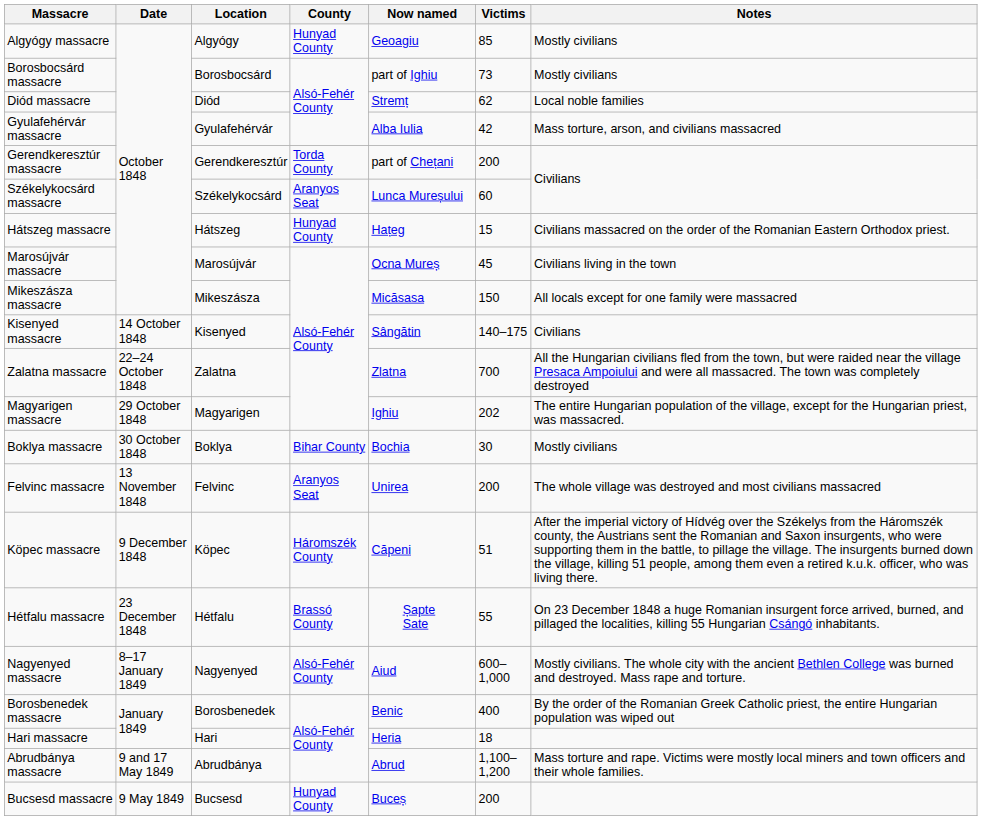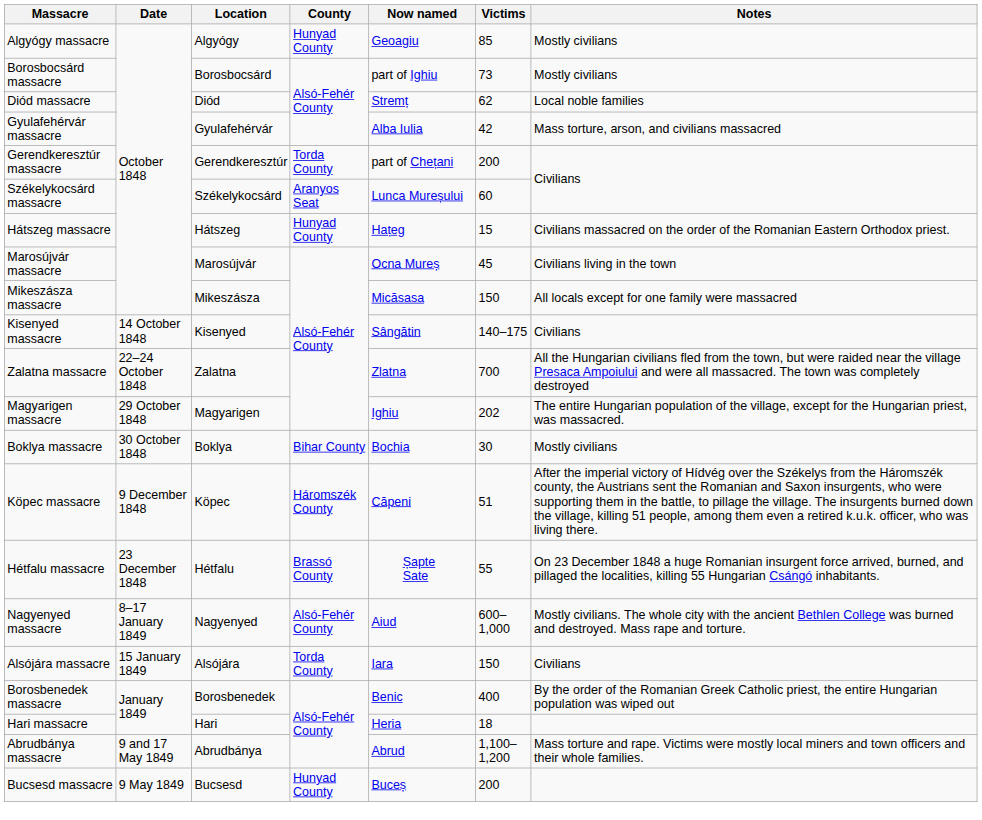- row: (56, 488)
+ row: (59, 663)
